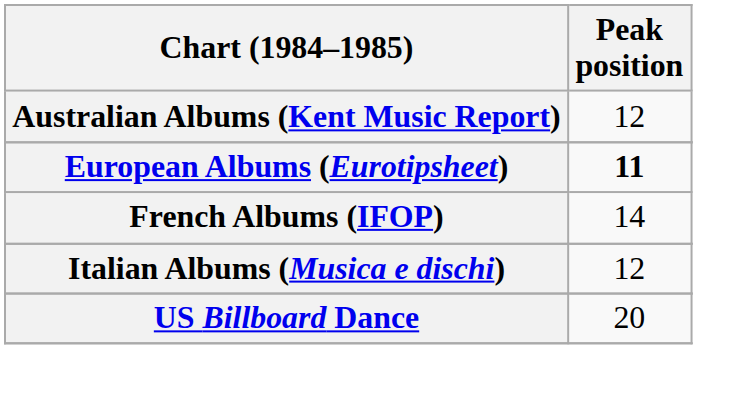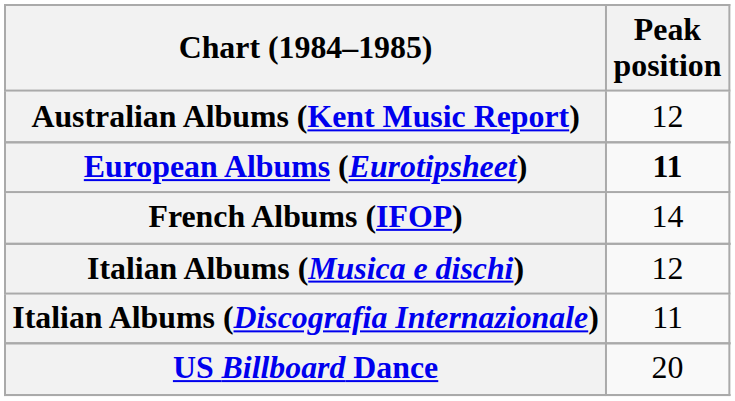+ row: (306, 318)
